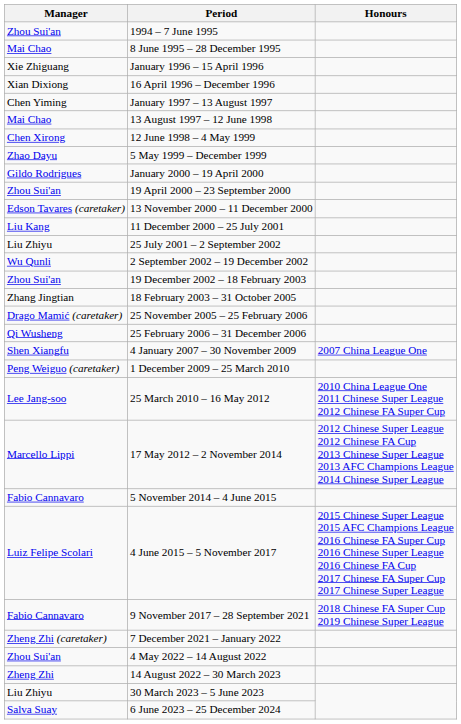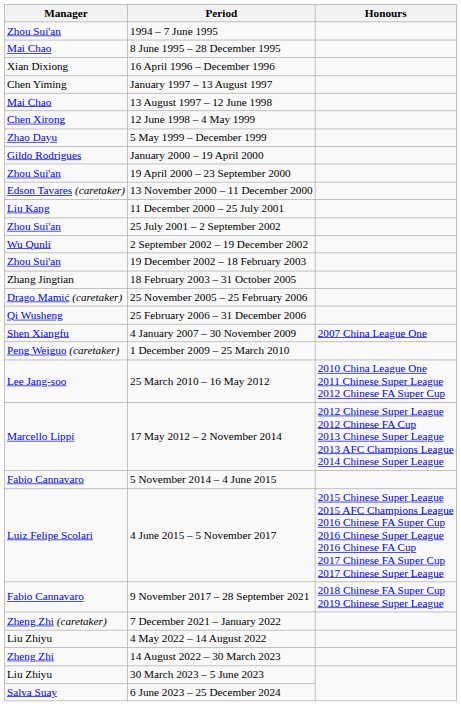- row: (197, 66)
(29, 244) Liu Zhiyu -> (34, 226) Zhou Sui'an
(34, 656) Zhou Sui'an -> (29, 639) Liu Zhiyu
